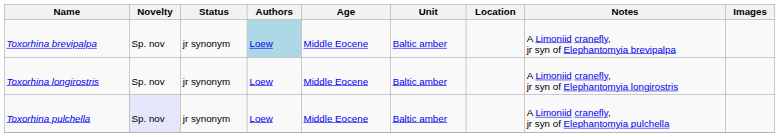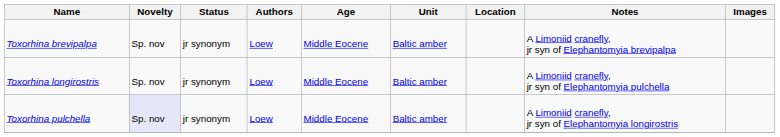(261, 44) lightblue background -> (261, 44) no background
(602, 81) A Limoniid cranefly, jr syn of Elephantomyia longirostris -> (598, 81) A Limoniid cranefly, jr syn of Elephantomyia pulchella
(598, 119) A Limoniid cranefly, jr syn of Elephantomyia pulchella -> (602, 119) A Limoniid cranefly, jr syn of Elephantomyia longirostris
